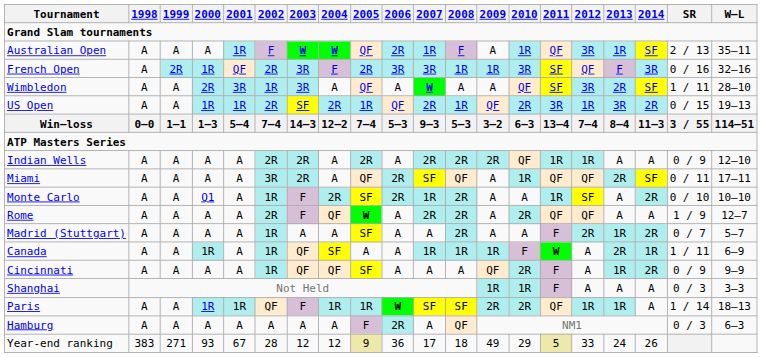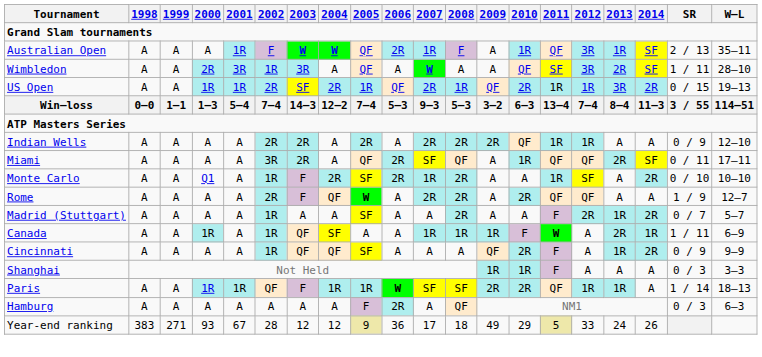- row: (43, 68)
(556, 105) 3R -> (556, 86) 1R
